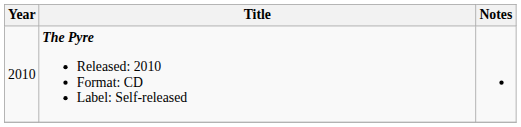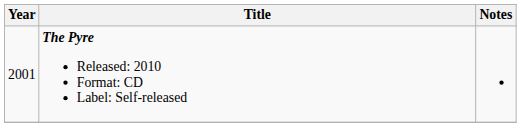(22, 74) 2010 -> (22, 74) 2001
